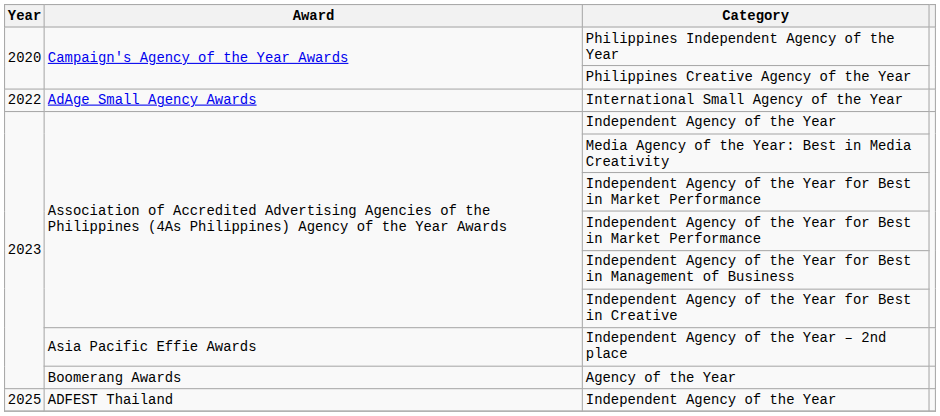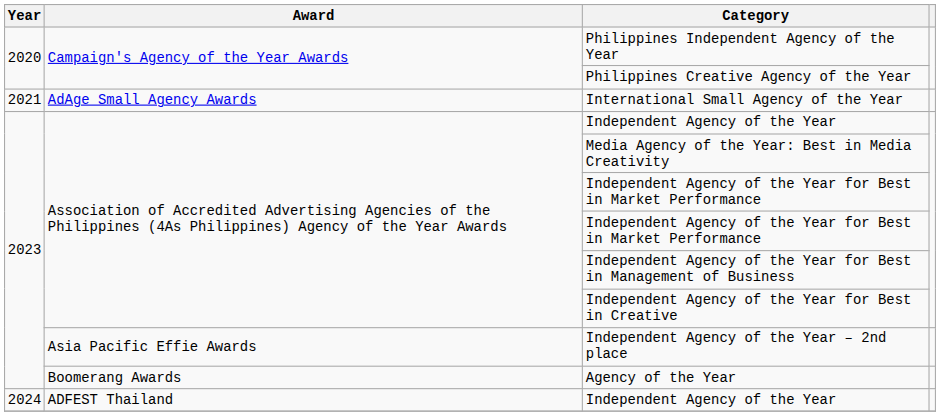(25, 100) 2022 -> (25, 100) 2021
(25, 400) 2025 -> (25, 400) 2024
